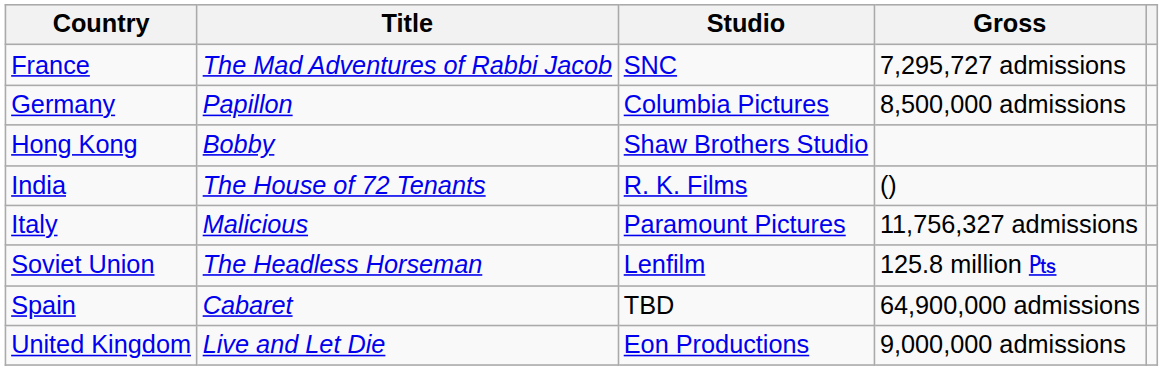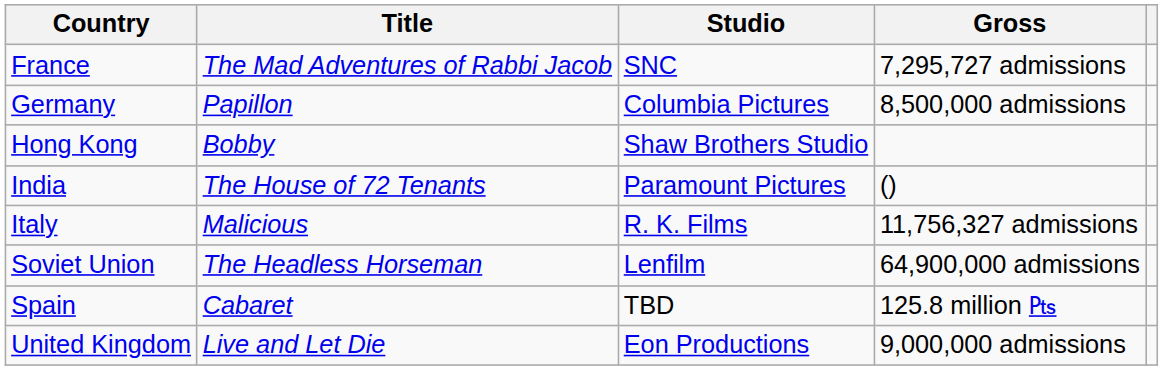(686, 184) R. K. Films -> (735, 184) Paramount Pictures
(735, 225) Paramount Pictures -> (686, 225) R. K. Films
(968, 265) 125.8 million ₧ -> (1010, 265) 64,900,000 admissions
(1010, 305) 64,900,000 admissions -> (968, 305) 125.8 million ₧
